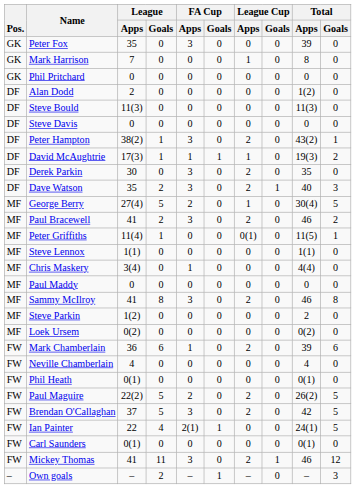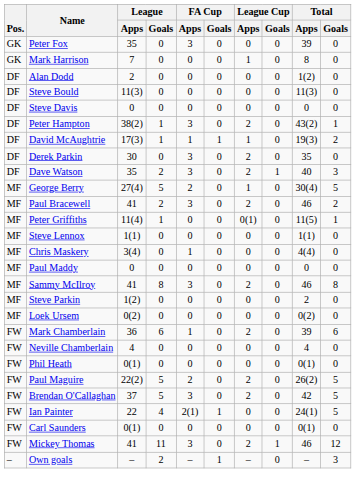- row: (57, 76)
